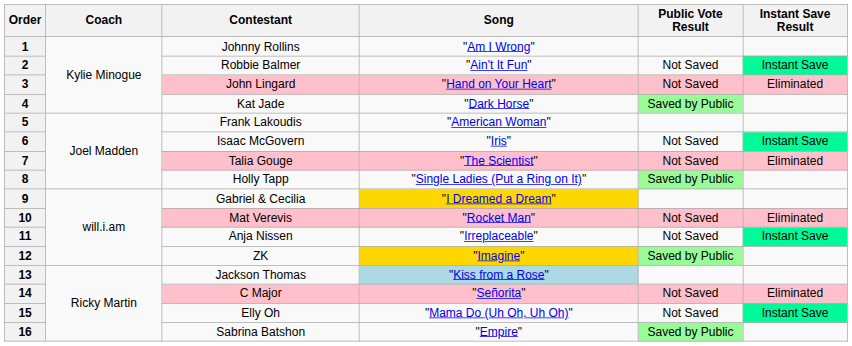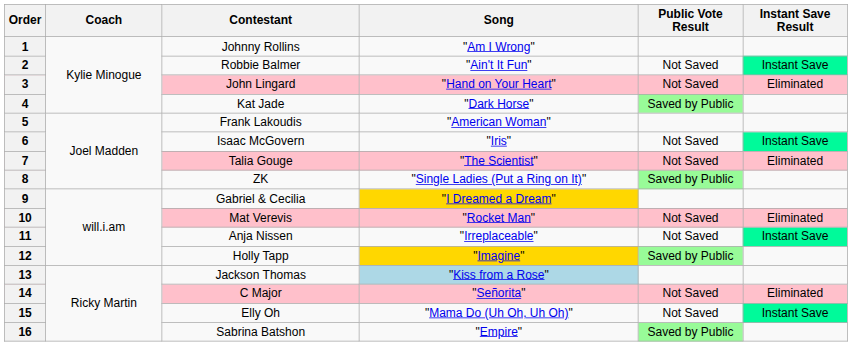(261, 179) Holly Tapp -> (261, 179) ZK
(261, 255) ZK -> (261, 255) Holly Tapp
